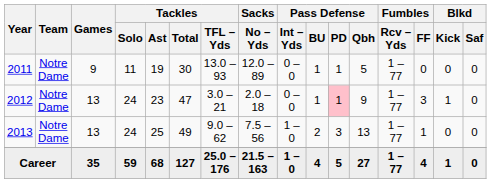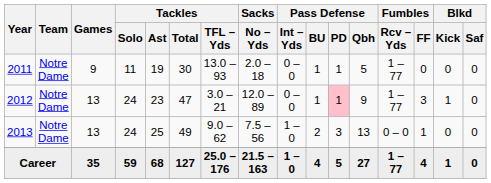(258, 69) 12.0 – 89 -> (258, 69) 2.0 – 18
(258, 100) 2.0 – 18 -> (258, 100) 12.0 – 89
(396, 132) 1 – 77 -> (396, 132) 0 – 0
